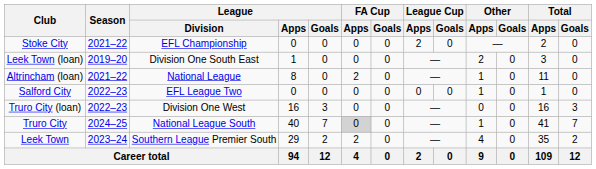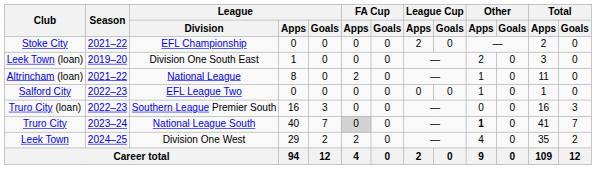(204, 108) Division One West -> (204, 108) Southern League Premier South
(107, 124) 2024–25 -> (107, 124) 2023–24
(481, 124) normal -> (481, 124) bold
(107, 140) 2023–24 -> (107, 140) 2024–25
(204, 140) Southern League Premier South -> (204, 140) Division One West
